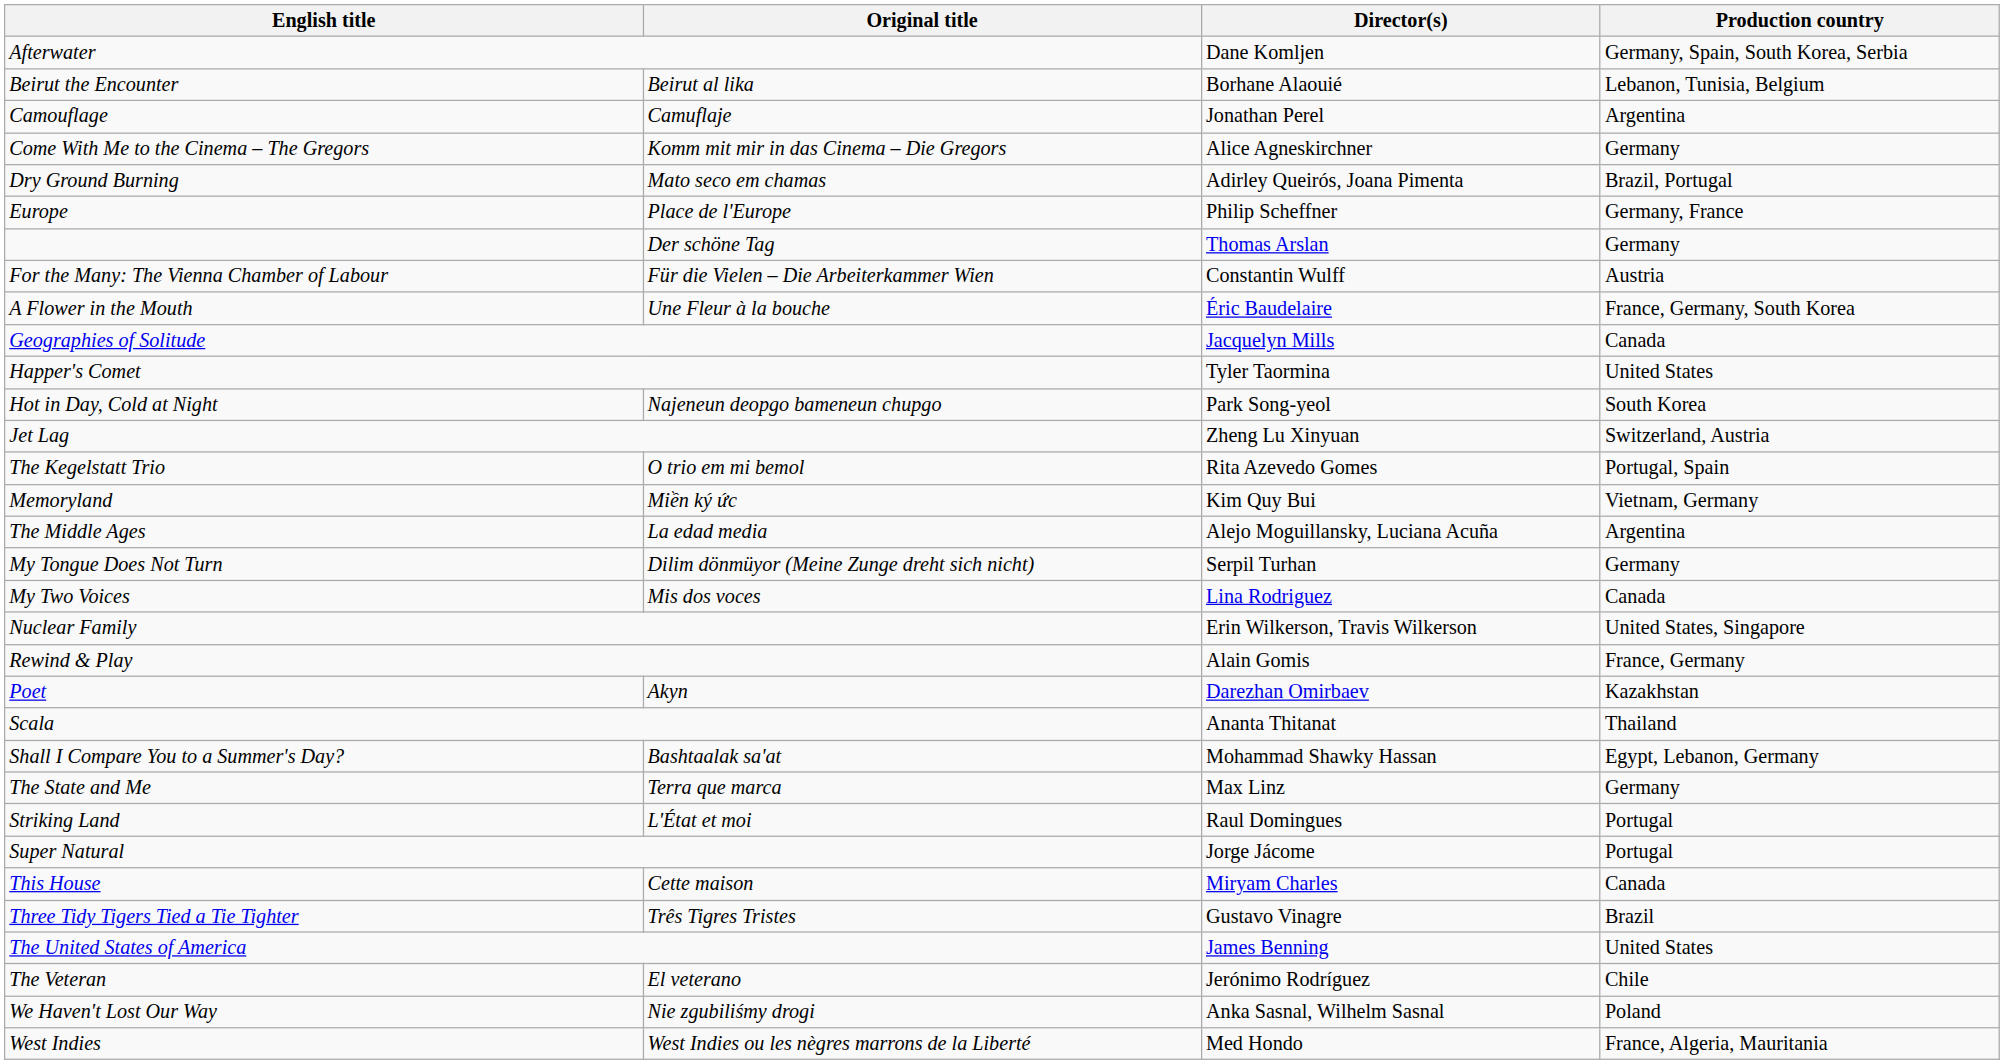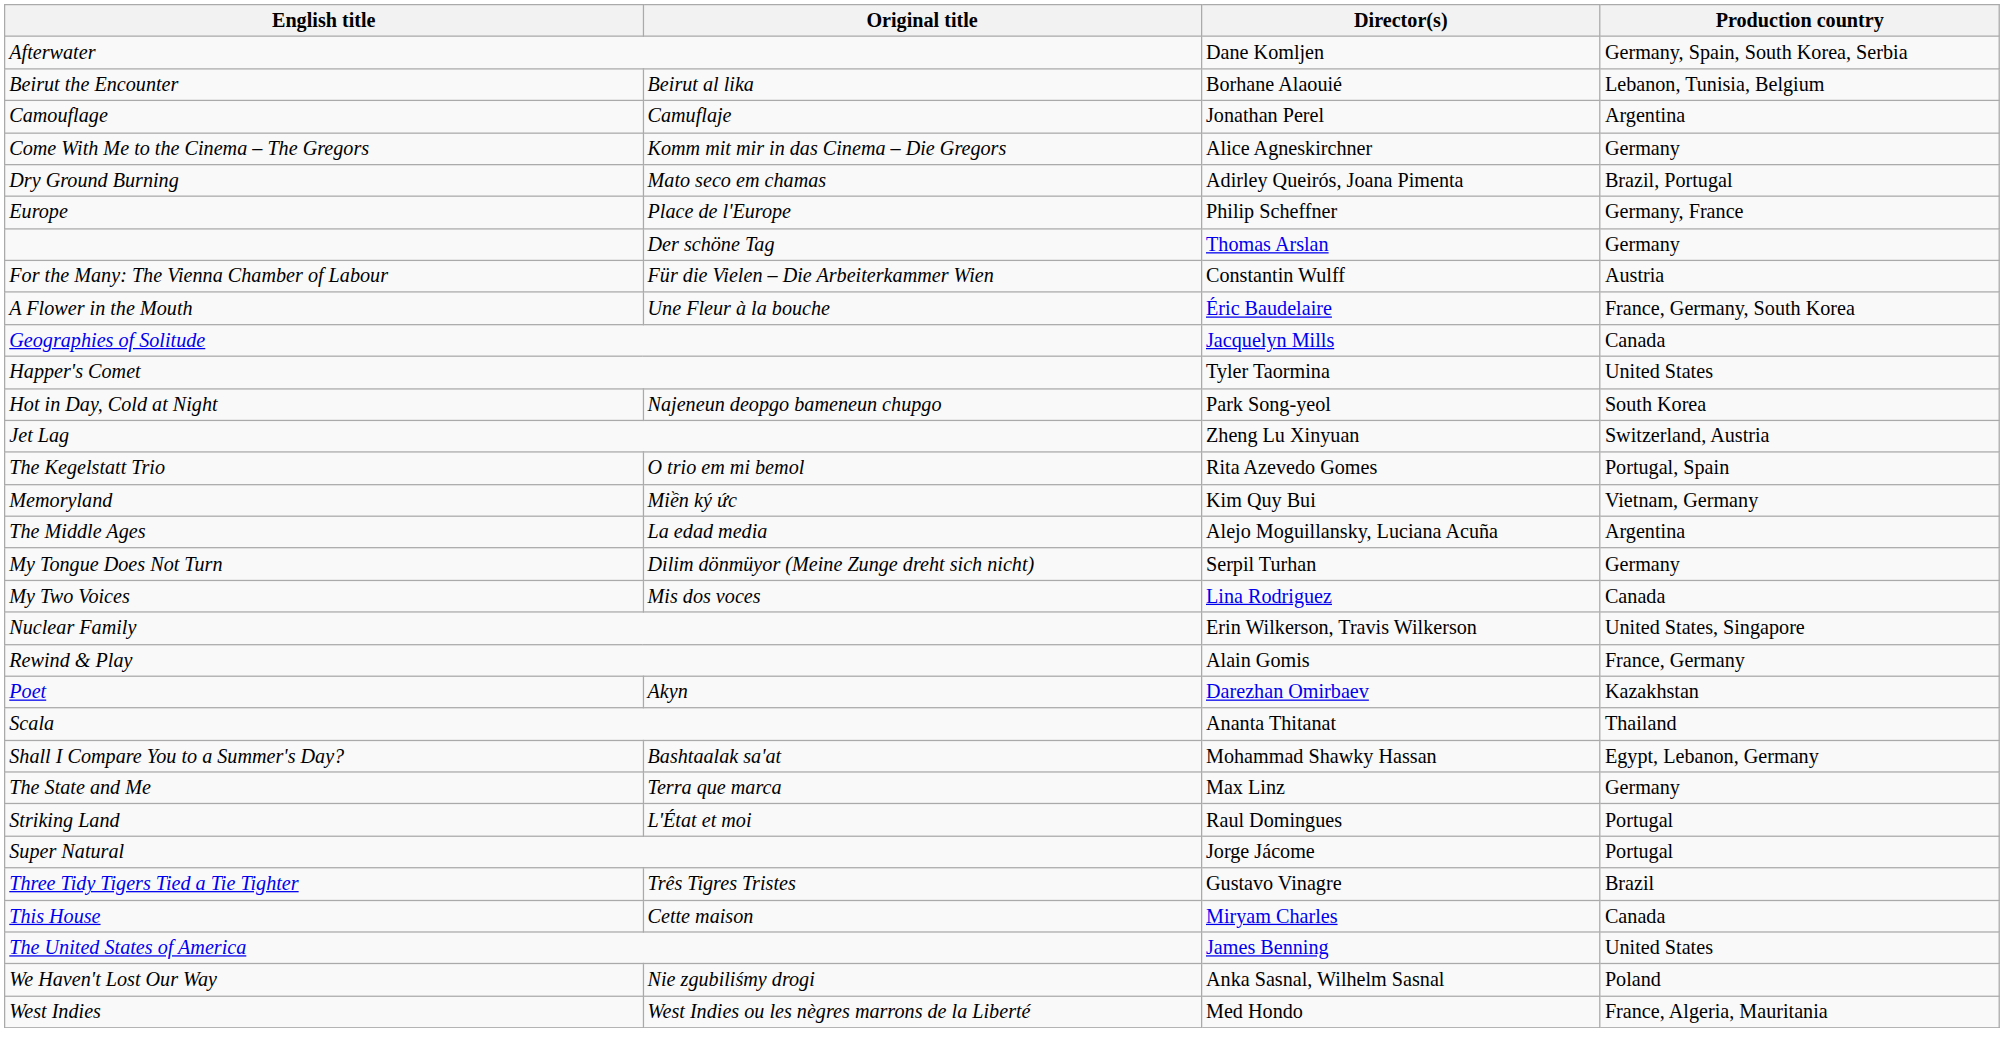rows swapped: (55, 883) <-> (154, 915)
- row: (58, 979)
